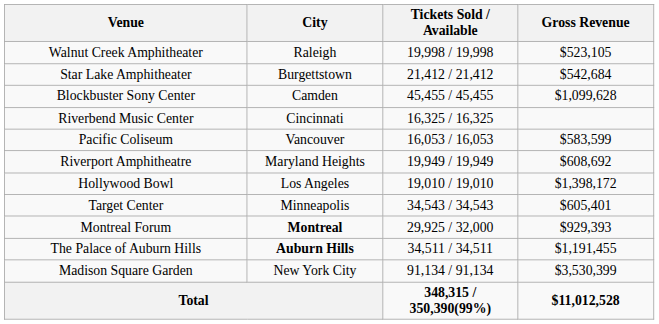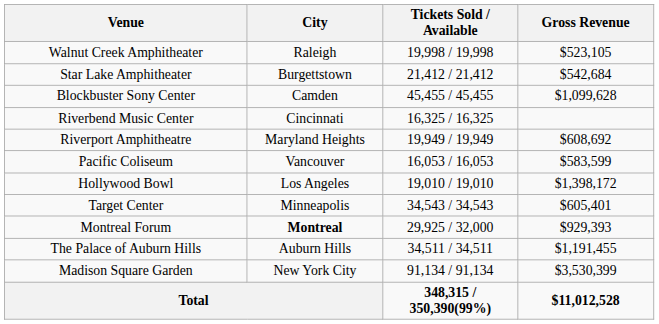rows swapped: (126, 161) <-> (126, 140)
(315, 249) bold -> (315, 249) normal
